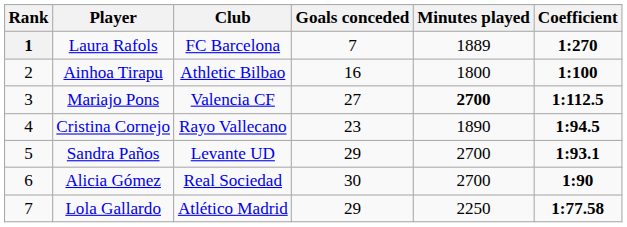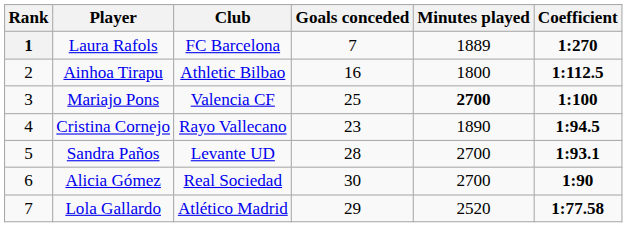(578, 72) 1:100 -> (578, 72) 1:112.5
(352, 99) 27 -> (352, 99) 25
(578, 99) 1:112.5 -> (578, 99) 1:100
(352, 153) 29 -> (352, 153) 28
(474, 208) 2250 -> (474, 208) 2520
